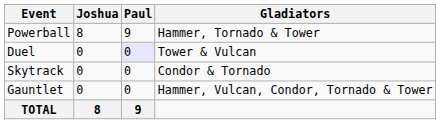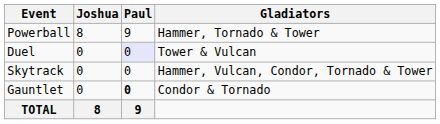(214, 71) Condor & Tornado -> (295, 71) Hammer, Vulcan, Condor, Tornado & Tower
(128, 90) normal -> (128, 90) bold
(295, 90) Hammer, Vulcan, Condor, Tornado & Tower -> (214, 90) Condor & Tornado
